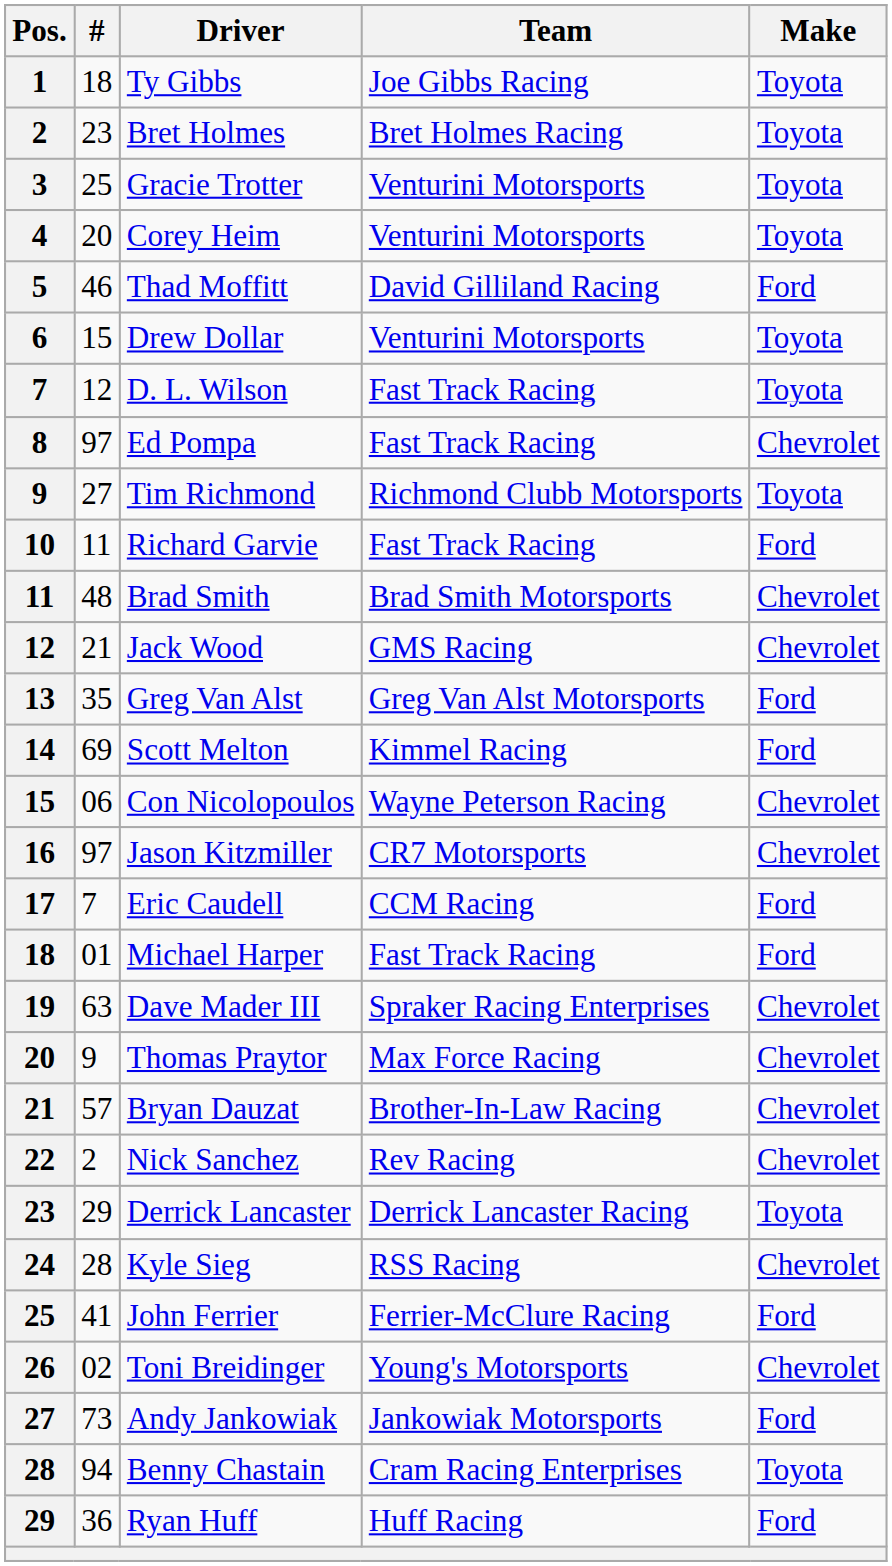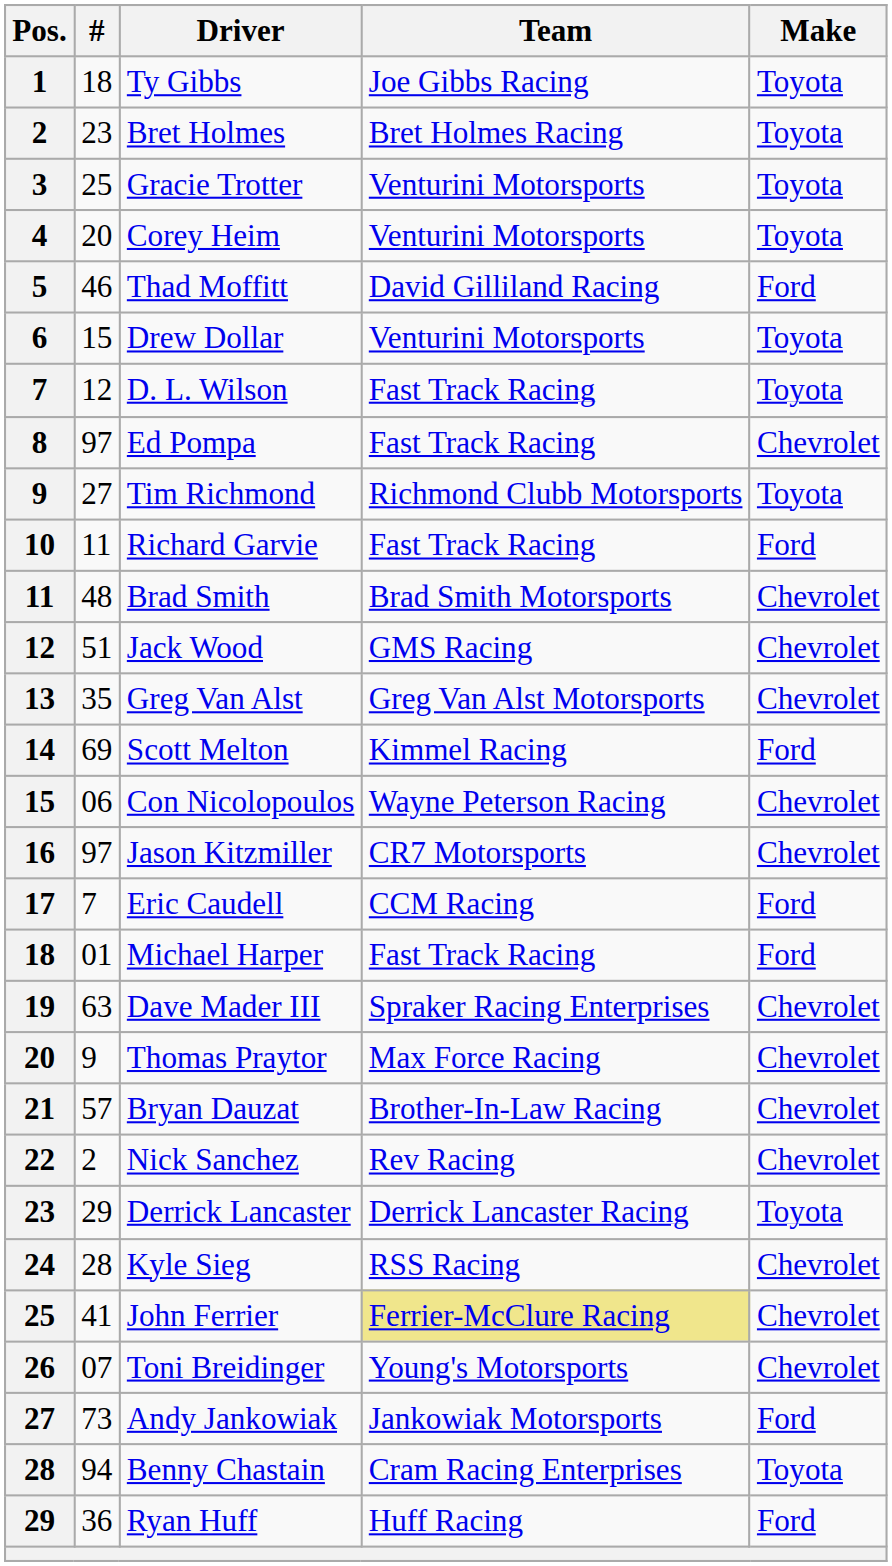(97, 646) 21 -> (97, 646) 51
(786, 698) Ford -> (818, 698) Chevrolet
(519, 1314) no background -> (519, 1314) khaki background
(786, 1314) Ford -> (818, 1314) Chevrolet
(97, 1366) 02 -> (97, 1366) 07
